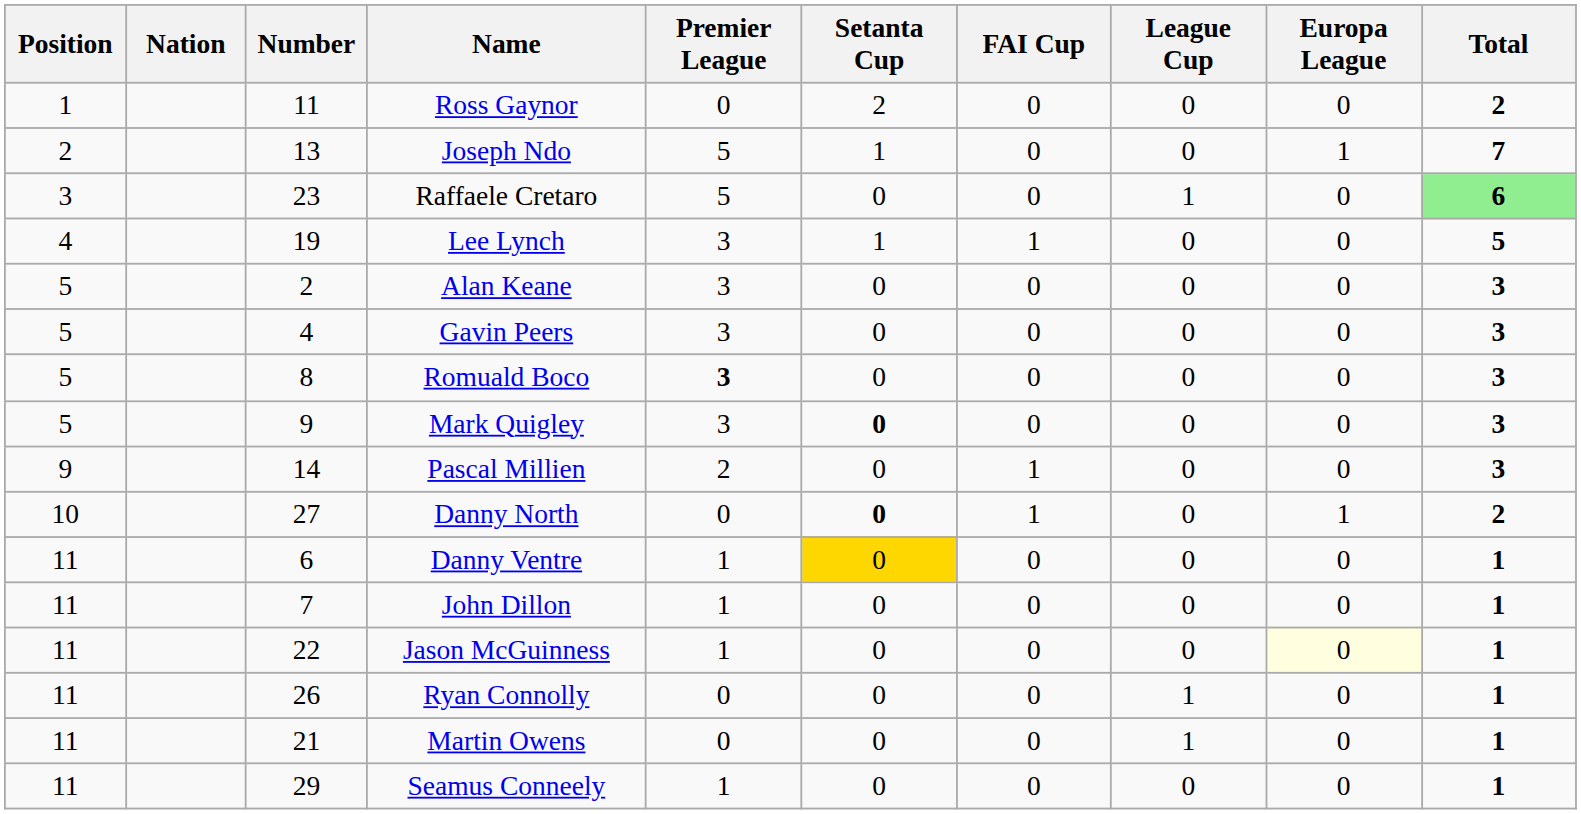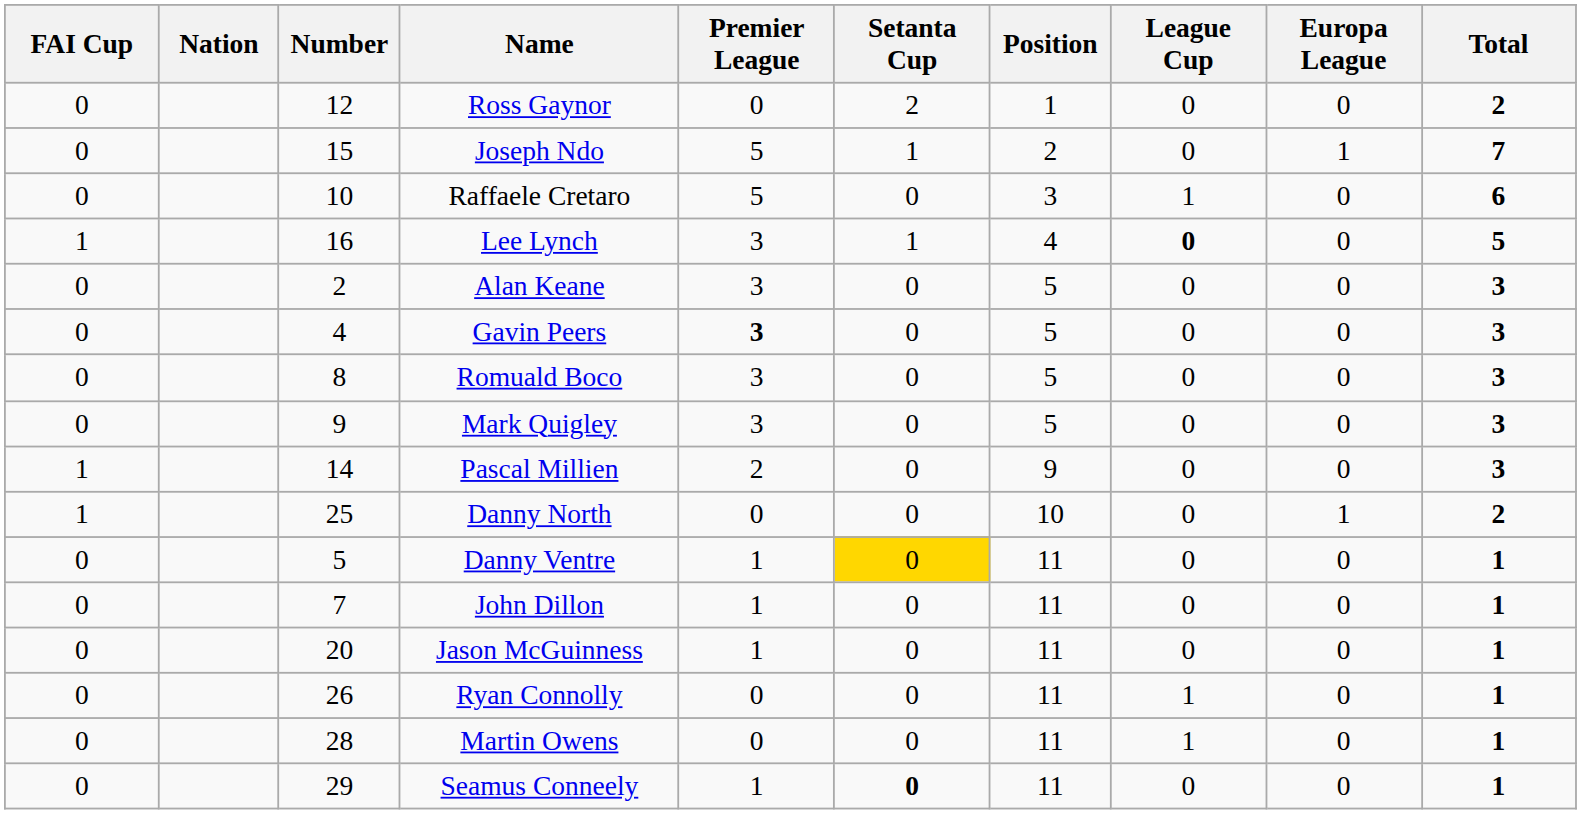columns swapped: (65, 43) <-> (1034, 43)
(306, 105) 11 -> (339, 105) 12
(306, 150) 13 -> (339, 150) 15
(306, 196) 23 -> (339, 196) 10
(1498, 196) lightgreen background -> (1498, 196) no background
(306, 241) 19 -> (339, 241) 16
(1188, 241) normal -> (1188, 241) bold
(724, 332) normal -> (757, 332) bold
(724, 377) bold -> (757, 377) normal
(879, 422) bold -> (912, 422) normal
(306, 513) 27 -> (339, 513) 25
(879, 513) bold -> (912, 513) normal
(306, 558) 6 -> (339, 558) 5
(306, 649) 22 -> (339, 649) 20
(1344, 649) lightyellow background -> (1344, 649) no background
(306, 740) 21 -> (339, 740) 28
(879, 785) normal -> (912, 785) bold
